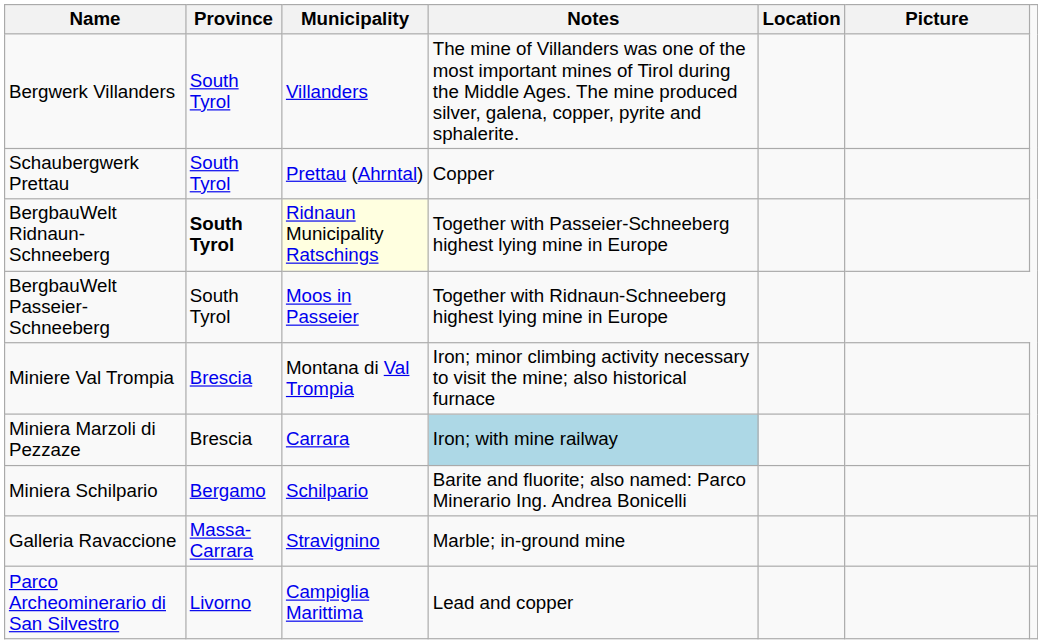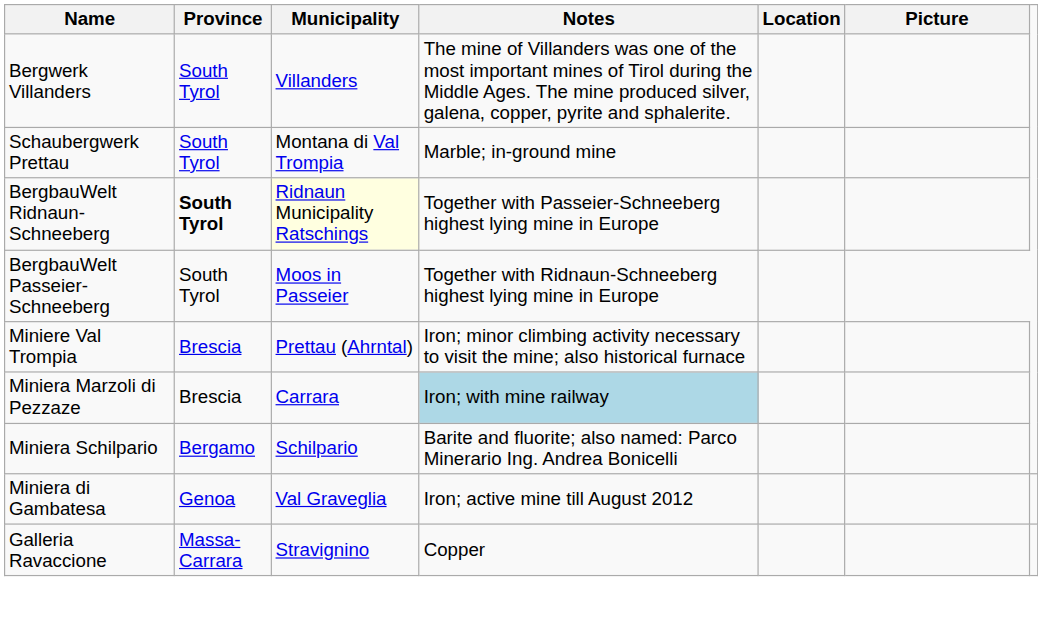(355, 173) Prettau (Ahrntal) -> (337, 152) Montana di Val Trompia
(463, 173) Copper -> (520, 152) Marble; in-ground mine
(348, 378) Montana di Val Trompia -> (344, 346) Prettau (Ahrntal)
+ row: (57, 499)
(529, 541) Marble; in-ground mine -> (454, 549) Copper
- row: (87, 602)
